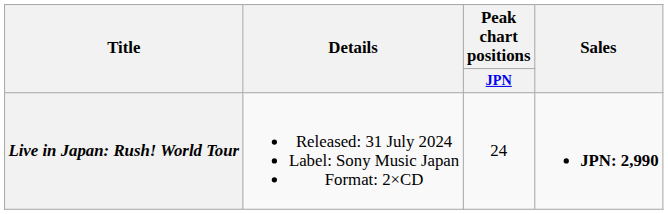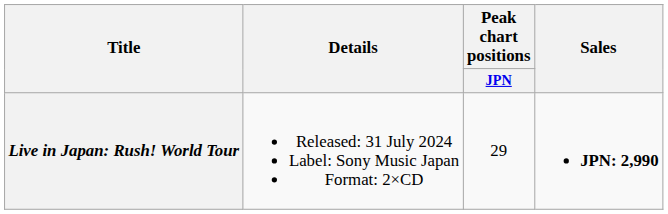(499, 150) 24 -> (499, 150) 29
